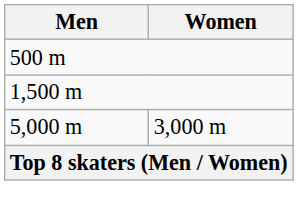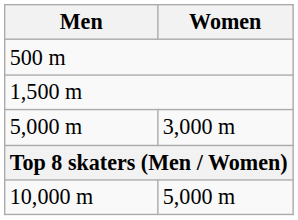+ row: (51, 197)
